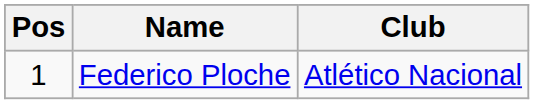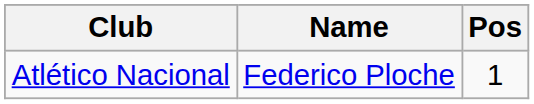columns swapped: (39, 27) <-> (413, 27)
